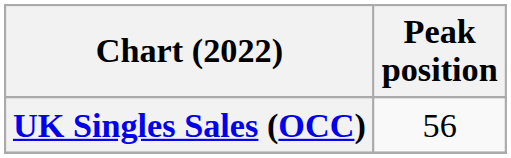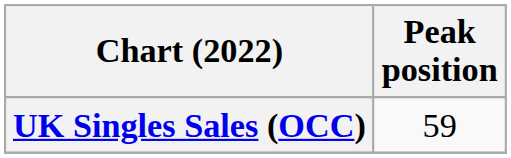(440, 124) 56 -> (440, 124) 59
